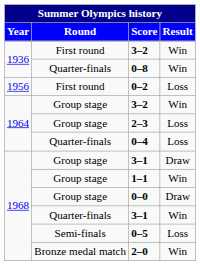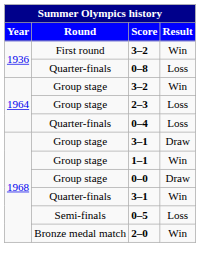(178, 68) Win -> (178, 68) Loss
- row: (80, 87)
